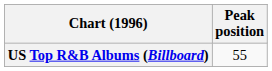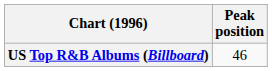(240, 54) 55 -> (240, 54) 46
